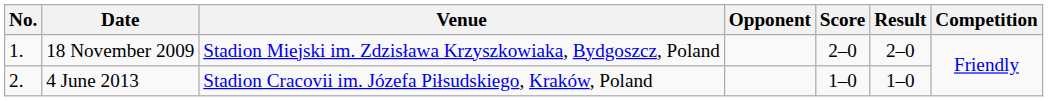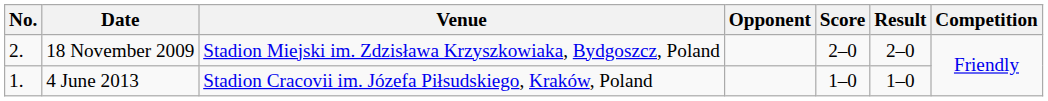(16, 50) 1. -> (16, 50) 2.
(16, 80) 2. -> (16, 80) 1.
